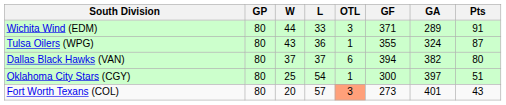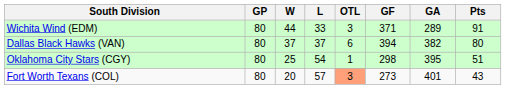- row: (50, 44)
(388, 76) 300 -> (388, 60) 298
(433, 76) 397 -> (433, 60) 395
